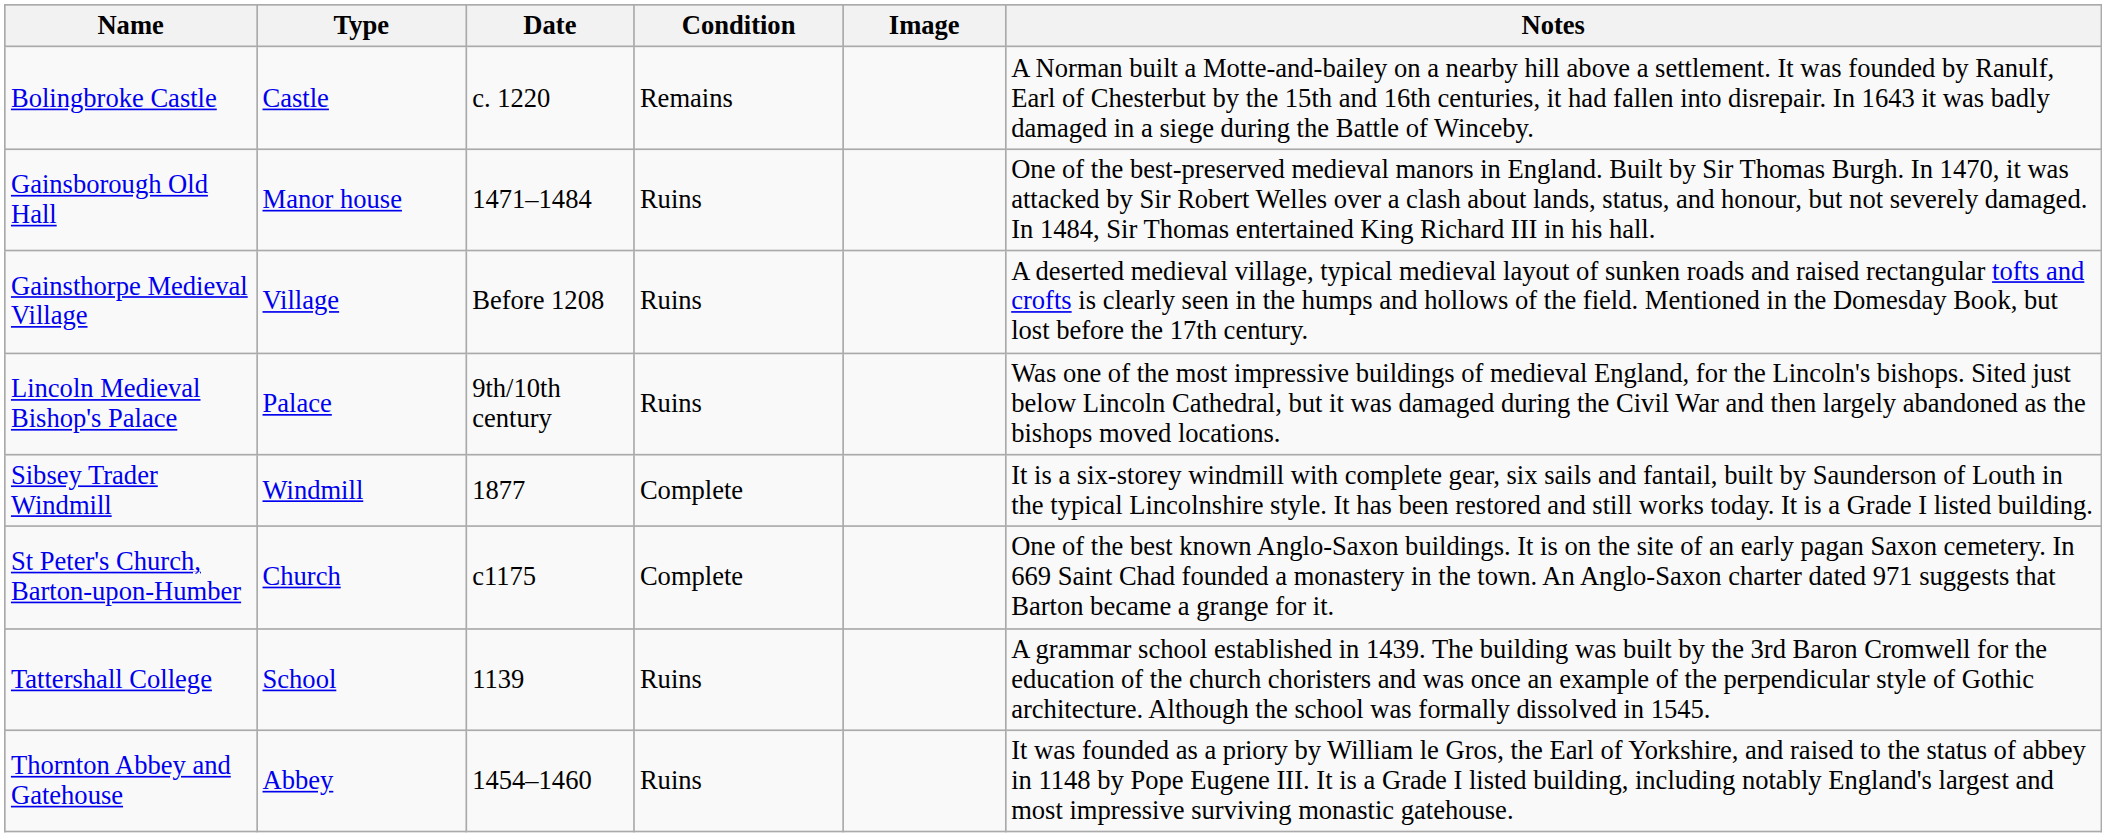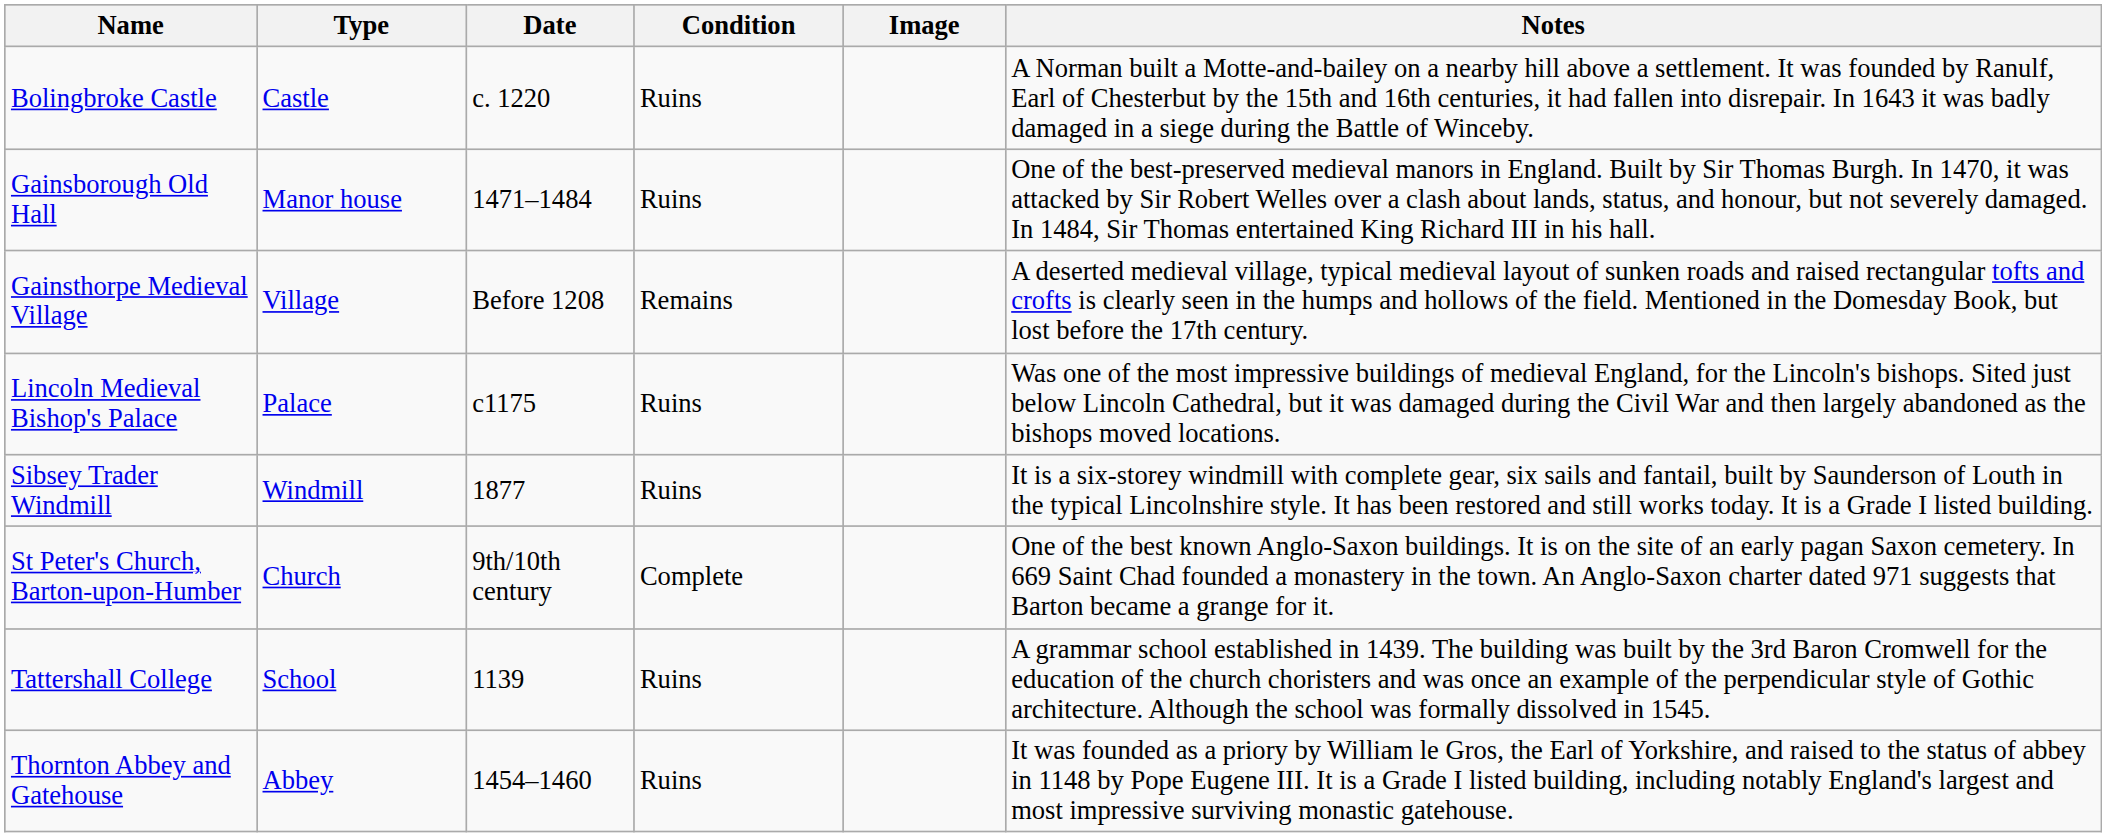(686, 97) Remains -> (671, 97) Ruins
(671, 301) Ruins -> (686, 301) Remains
(516, 403) 9th/10th century -> (504, 403) c1175
(692, 490) Complete -> (671, 490) Ruins
(504, 577) c1175 -> (516, 577) 9th/10th century
